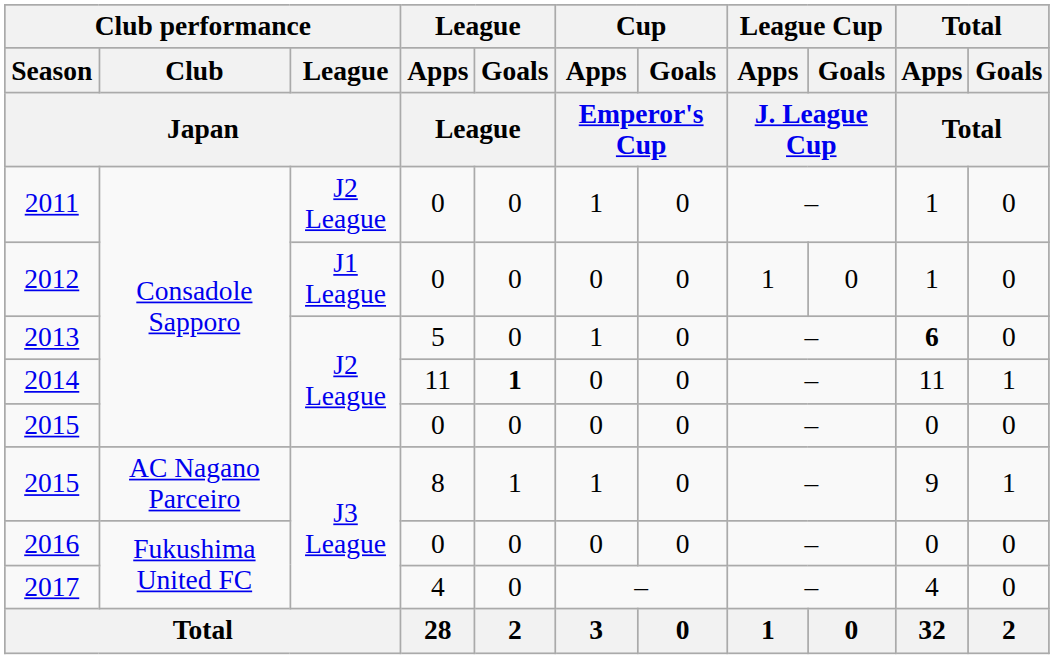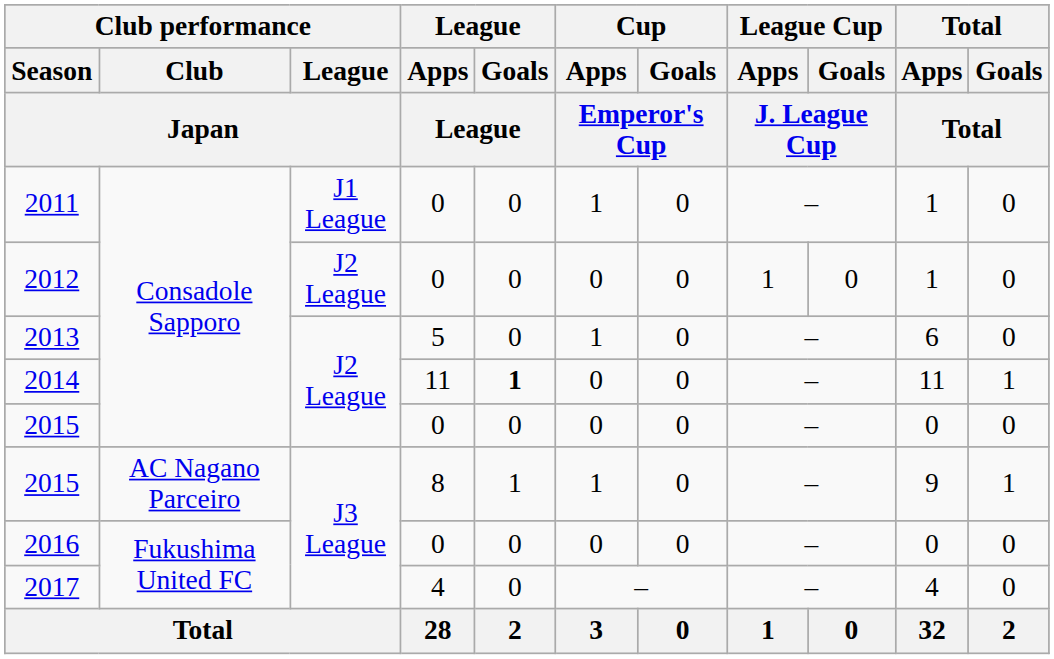(346, 203) J2 League -> (346, 203) J1 League
(346, 278) J1 League -> (346, 278) J2 League
(932, 337) bold -> (932, 337) normal
